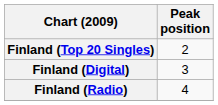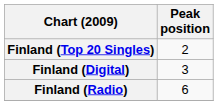(185, 89) 4 -> (185, 89) 6
